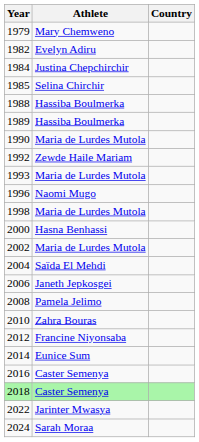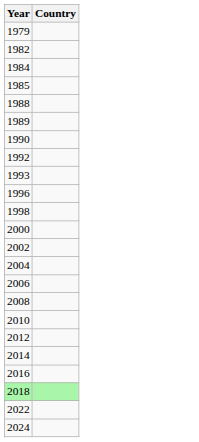- column: (90, 13)
